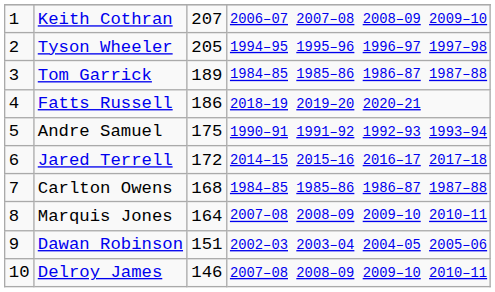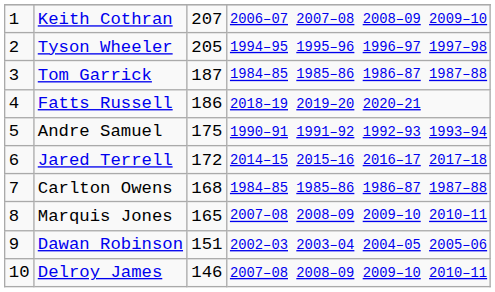(207, 75) 189 -> (207, 75) 187
(207, 216) 164 -> (207, 216) 165
